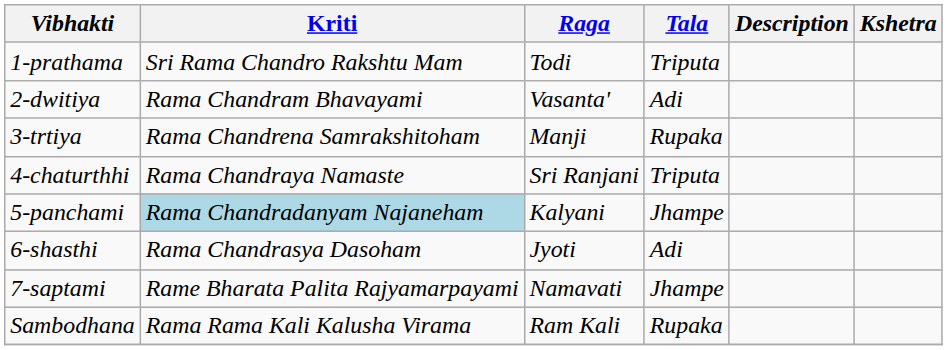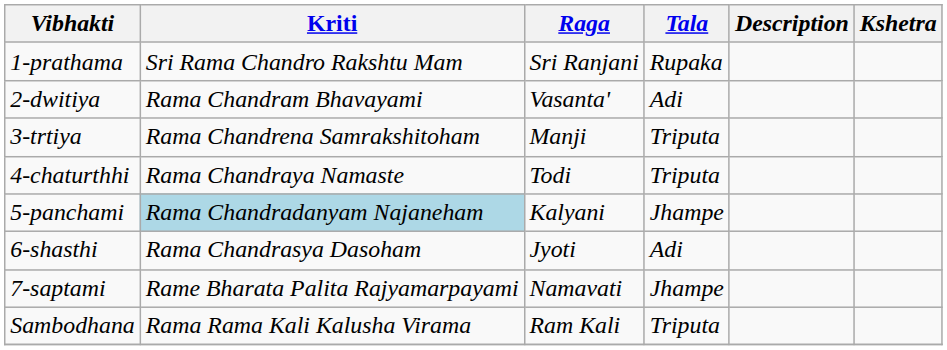(550, 61) Todi -> (584, 61) Sri Ranjani
(685, 61) Triputa -> (686, 61) Rupaka
(686, 136) Rupaka -> (685, 136) Triputa
(584, 174) Sri Ranjani -> (550, 174) Todi
(686, 325) Rupaka -> (685, 325) Triputa
